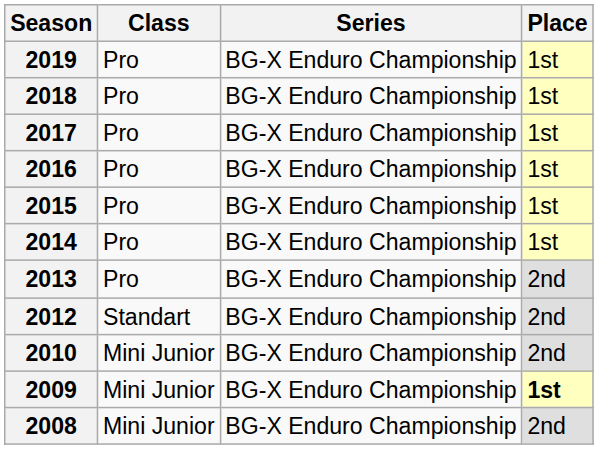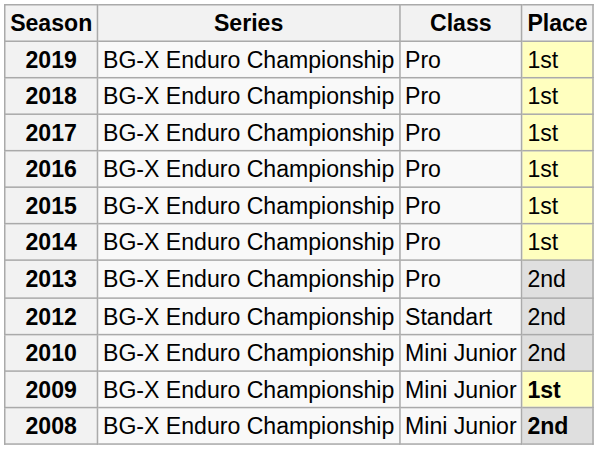columns swapped: (371, 23) <-> (159, 23)
(547, 426) normal -> (548, 426) bold
